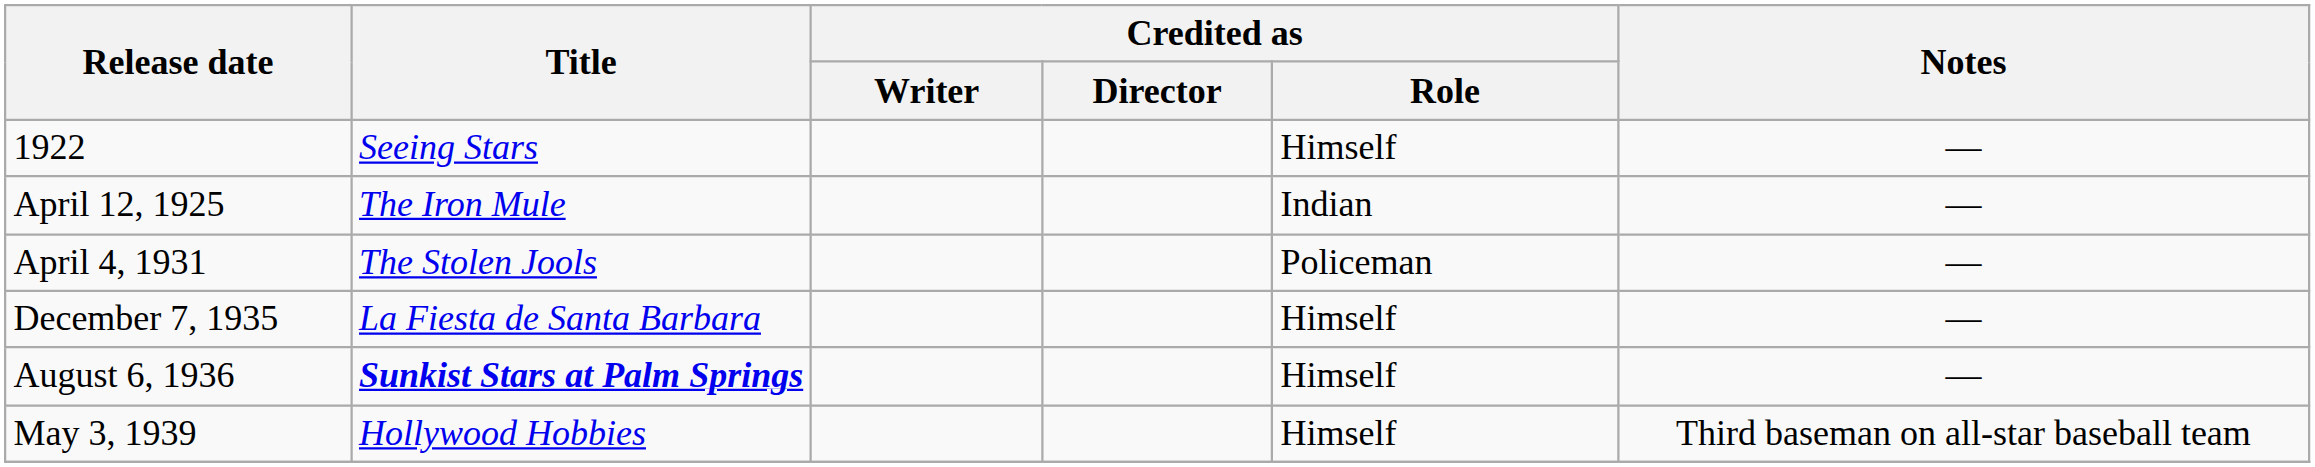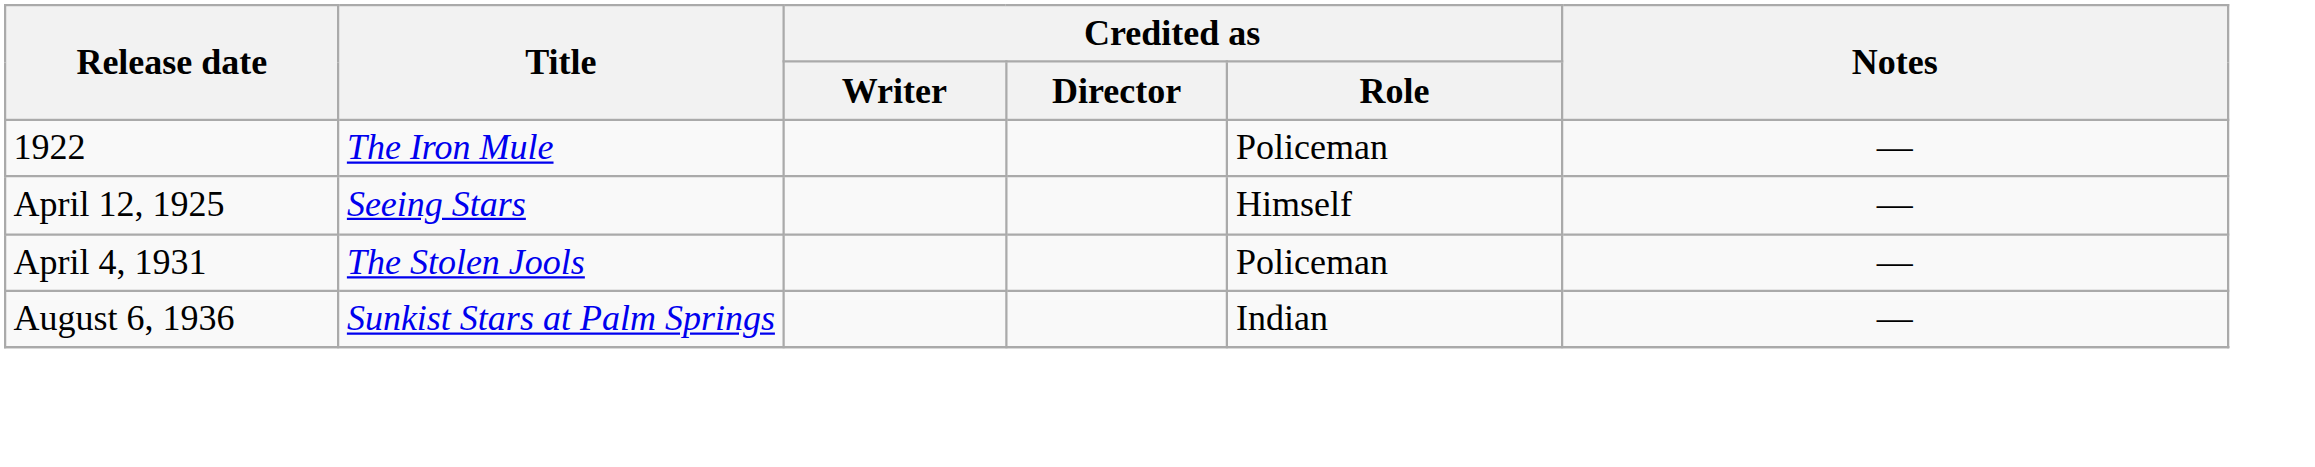(448, 147) Seeing Stars -> (450, 147) The Iron Mule
(1339, 147) Himself -> (1312, 147) Policeman
(462, 204) The Iron Mule -> (436, 204) Seeing Stars
(1327, 204) Indian -> (1294, 204) Himself
- row: (146, 318)
(581, 375) bold -> (561, 318) normal
(1339, 375) Himself -> (1282, 318) Indian
- row: (105, 432)
